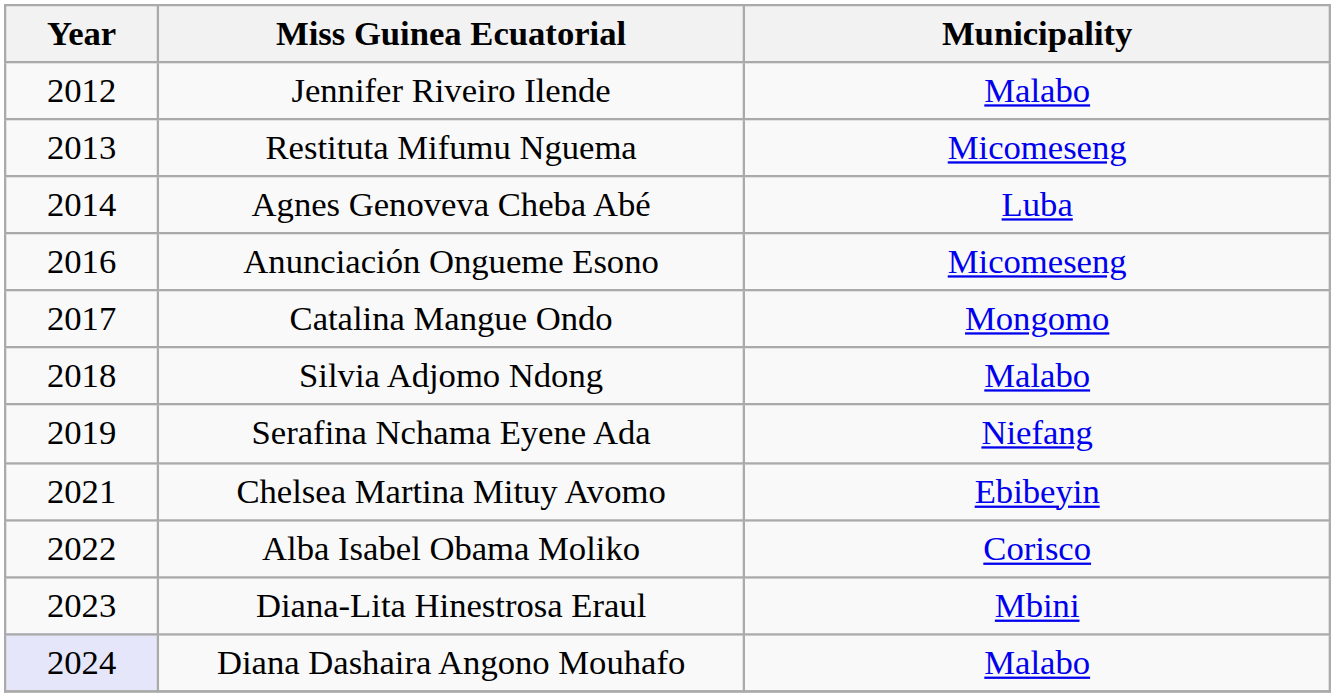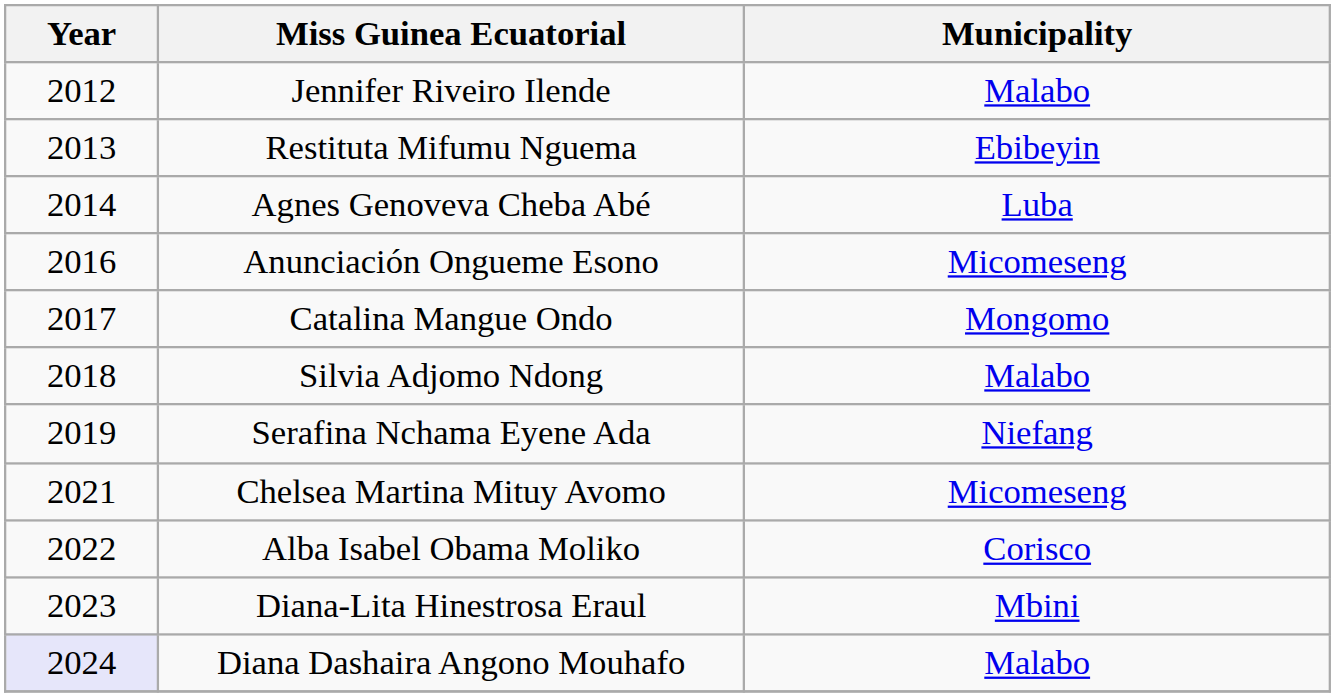(1037, 147) Micomeseng -> (1037, 147) Ebibeyin
(1037, 490) Ebibeyin -> (1037, 490) Micomeseng
